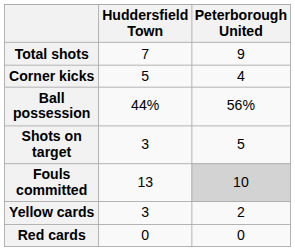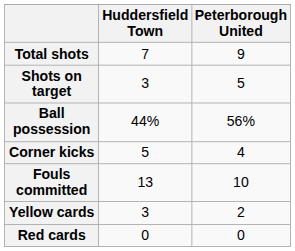rows swapped: (52, 144) <-> (52, 76)
(241, 182) lightgrey background -> (241, 182) no background
